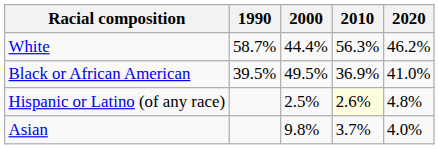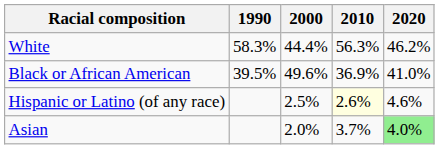(255, 46) 58.7% -> (255, 46) 58.3%
(306, 74) 49.5% -> (306, 74) 49.6%
(405, 102) 4.8% -> (405, 102) 4.6%
(302, 129) 9.8% -> (302, 129) 2.0%
(405, 129) no background -> (405, 129) lightgreen background
